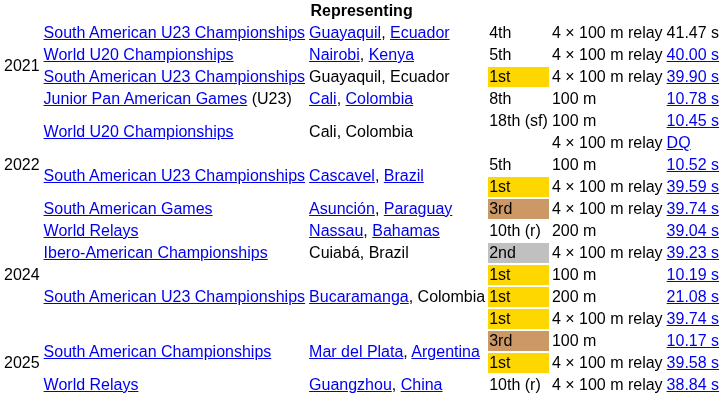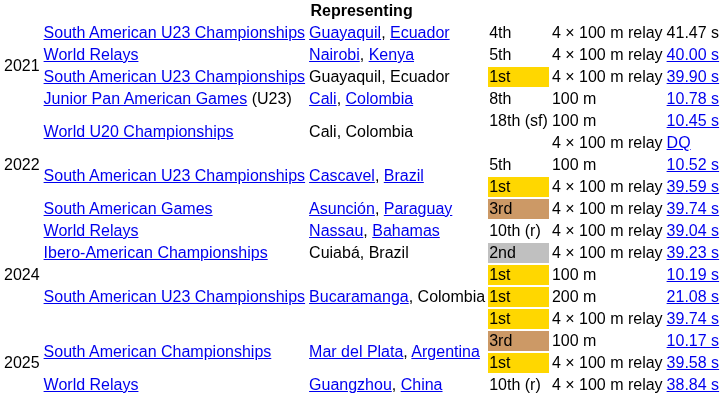(139, 54) World U20 Championships -> (91, 54) World Relays
(574, 230) 200 m -> (607, 230) 4 × 100 m relay
